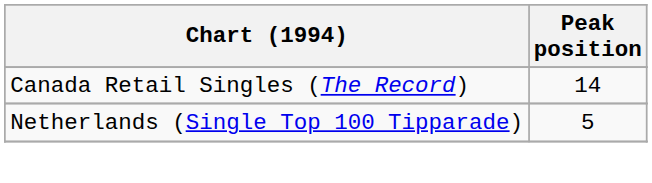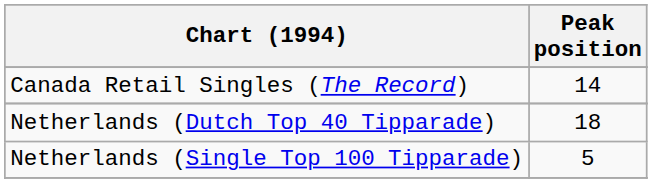+ row: (253, 122)
